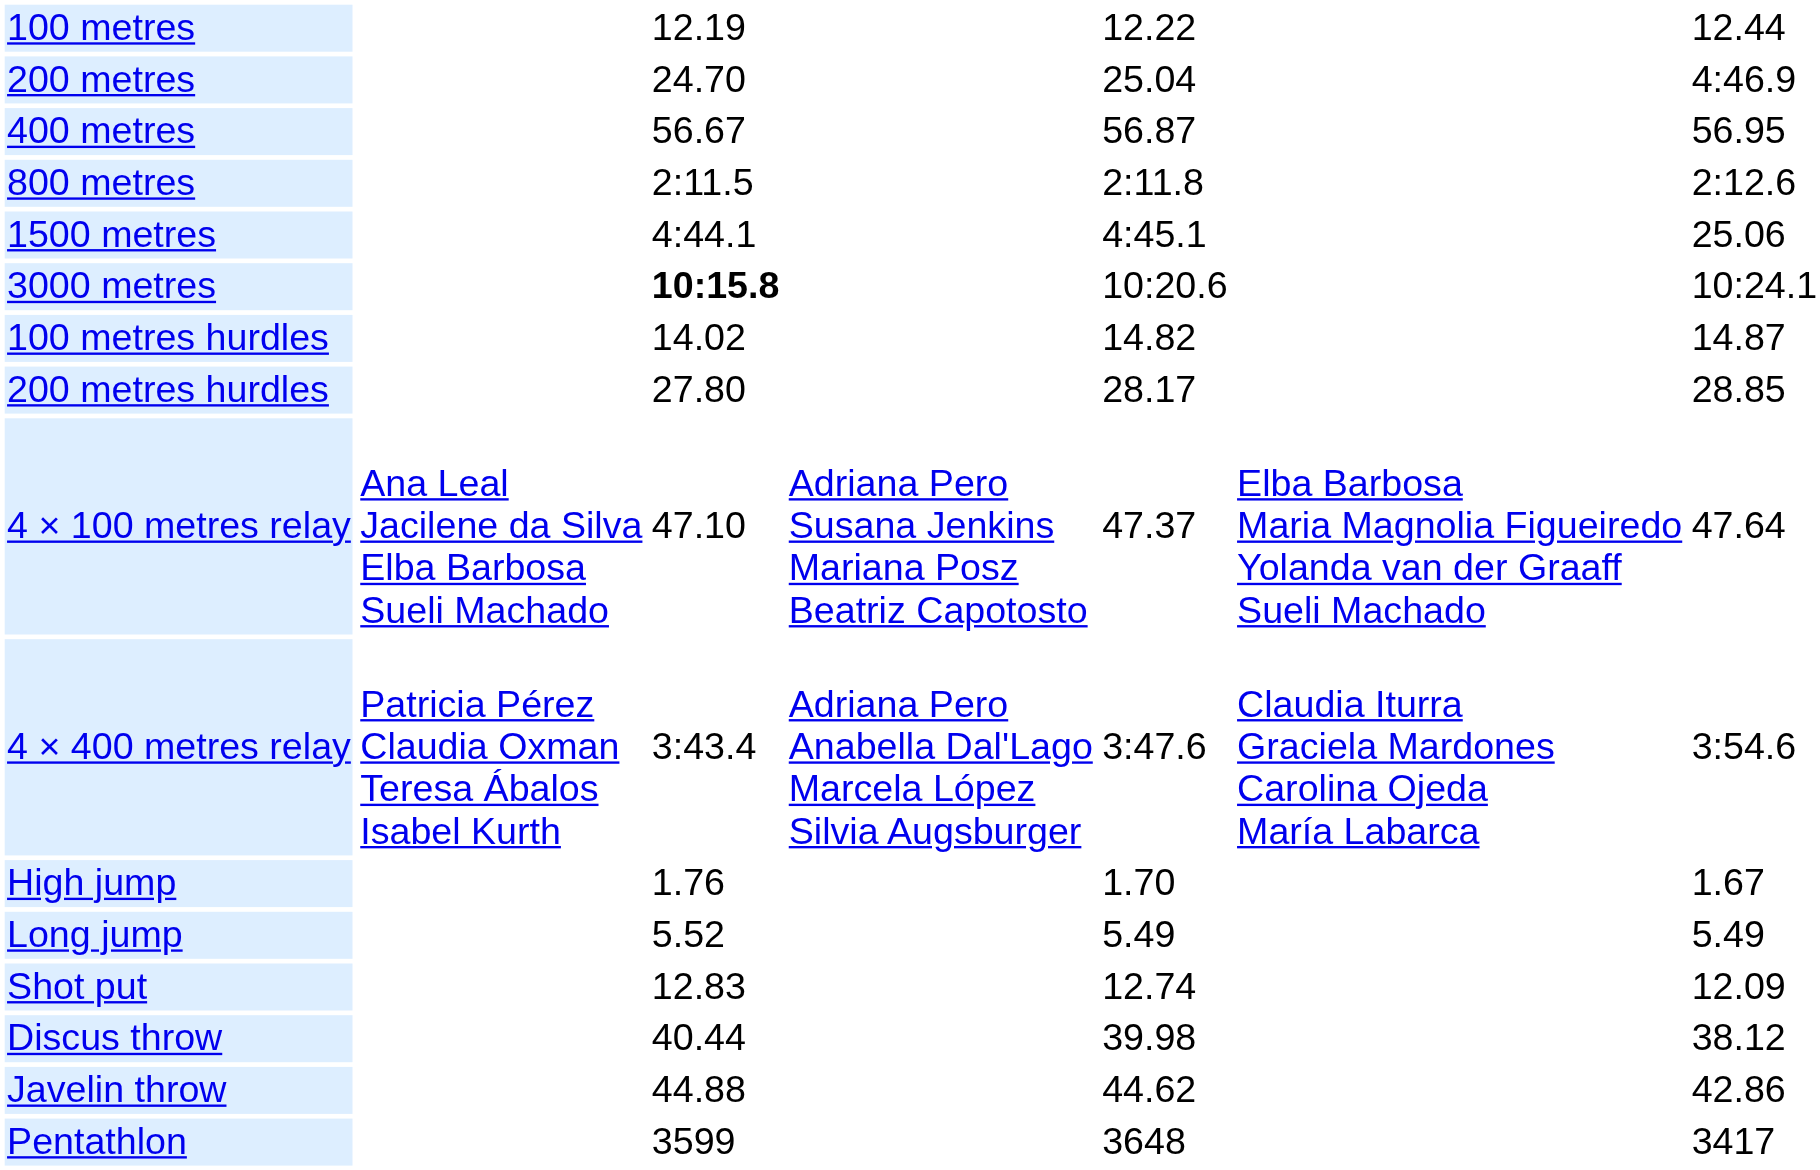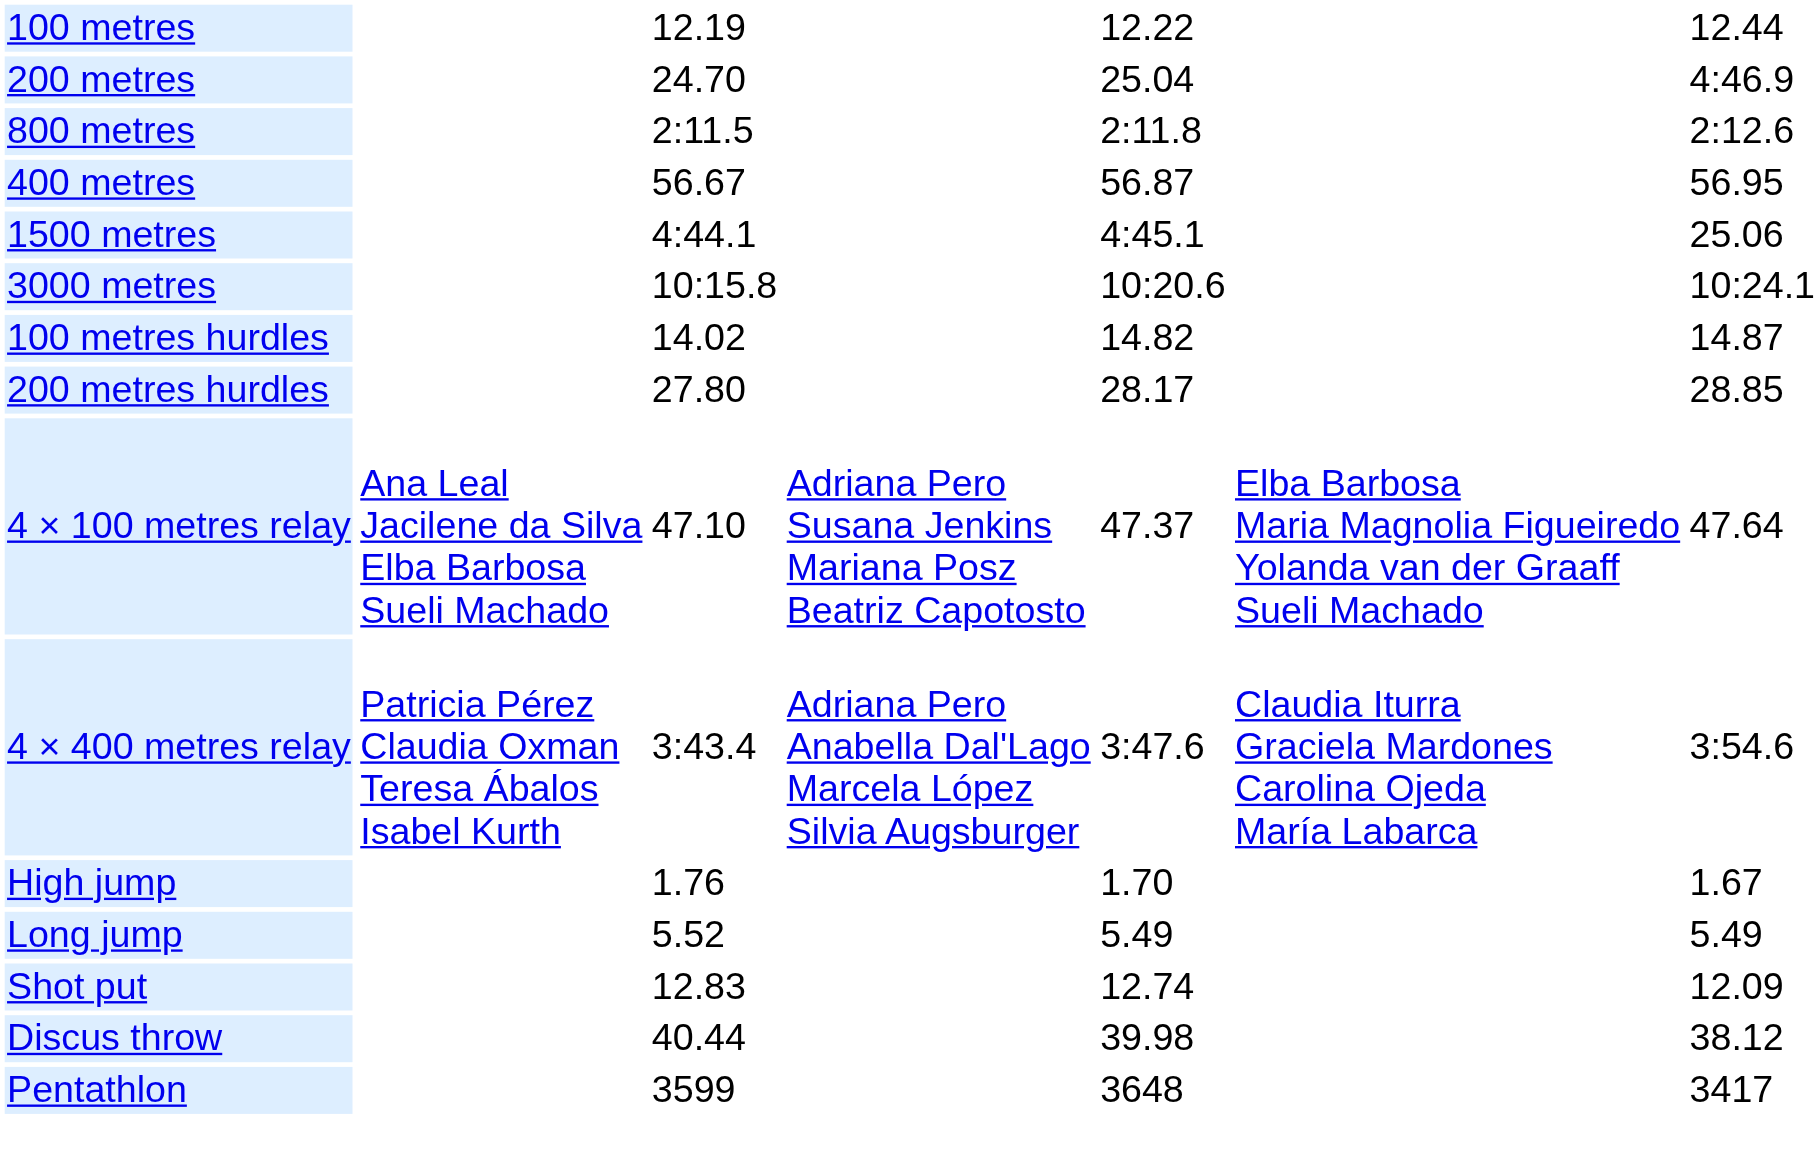rows swapped: (101, 130) <-> (101, 182)
(716, 286) bold -> (715, 286) normal
- row: (117, 1089)
